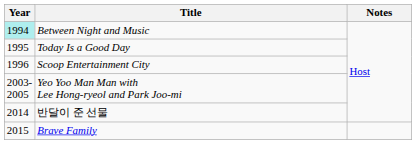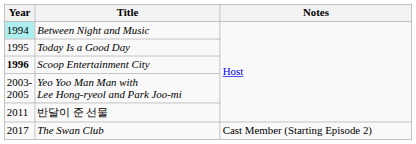(18, 64) normal -> (18, 64) bold
(18, 112) 2014 -> (18, 112) 2011
- row: (67, 130)
+ row: (70, 130)
